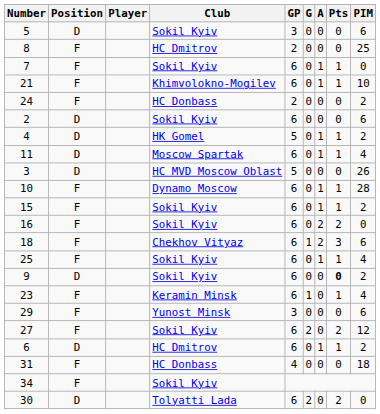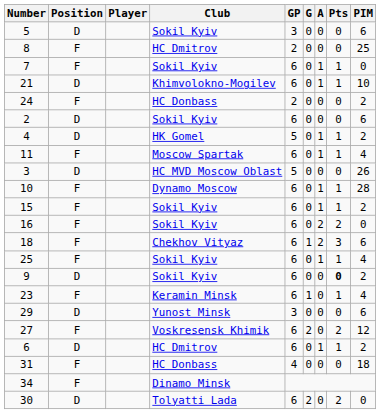(77, 84) F -> (77, 84) D
(77, 154) D -> (77, 154) F
(77, 312) F -> (77, 312) D
(185, 330) Sokil Kyiv -> (211, 330) Voskresensk Khimik
(185, 383) Sokil Kyiv -> (191, 383) Dinamo Minsk
